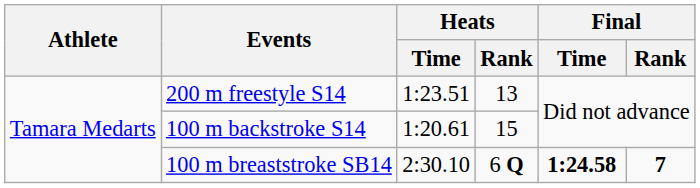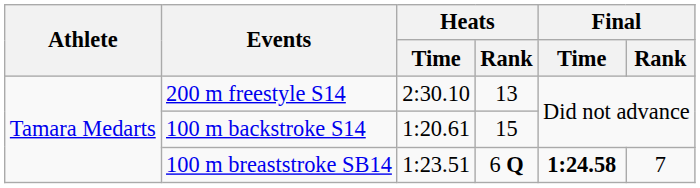(436, 93) 1:23.51 -> (436, 93) 2:30.10
(436, 164) 2:30.10 -> (436, 164) 1:23.51
(660, 164) bold -> (660, 164) normal
